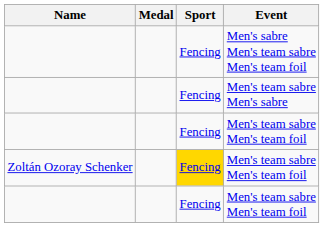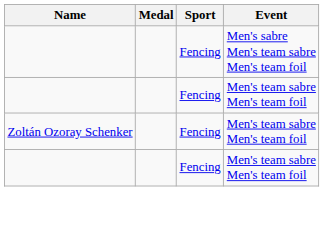- row: (70, 96)
(200, 168) gold background -> (200, 131) no background
